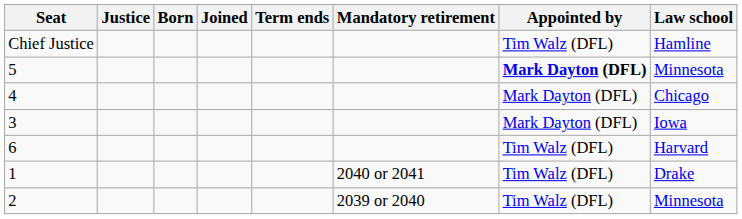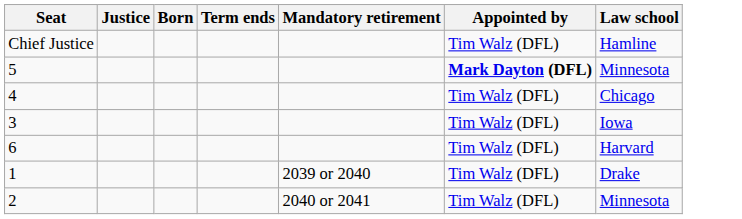- column: (224, 17)
(570, 95) Mark Dayton (DFL) -> (504, 95) Tim Walz (DFL)
(570, 122) Mark Dayton (DFL) -> (504, 122) Tim Walz (DFL)
(381, 174) 2040 or 2041 -> (326, 174) 2039 or 2040
(381, 200) 2039 or 2040 -> (326, 200) 2040 or 2041
